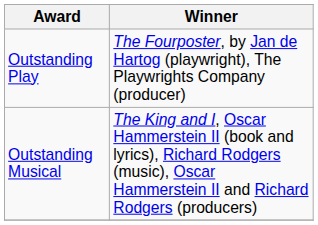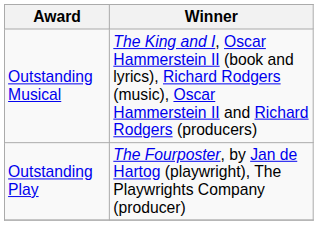rows swapped: (50, 68) <-> (50, 163)
